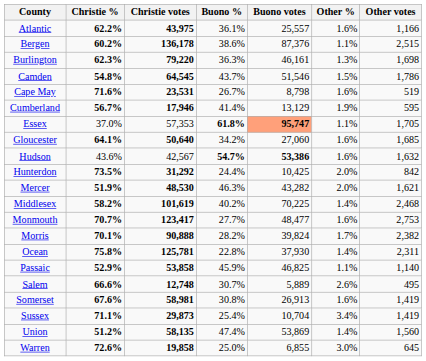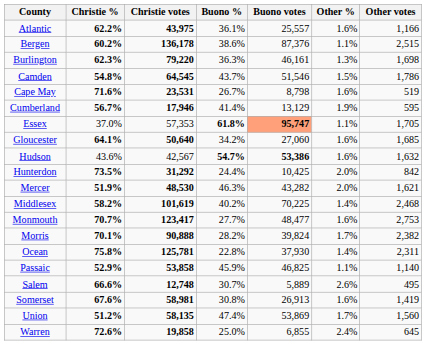- row: (35, 316)
(347, 332) 1.4% -> (347, 316) 1.7%
(347, 348) 3.0% -> (347, 332) 2.4%
